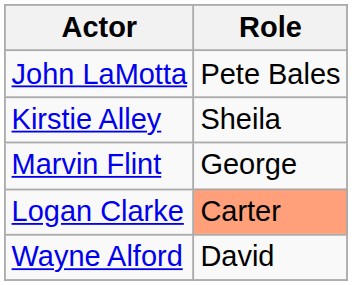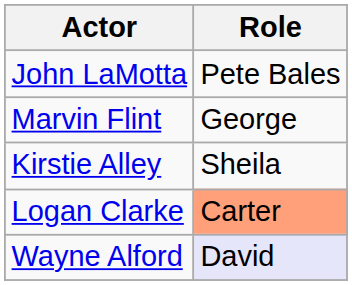rows swapped: (86, 119) <-> (86, 165)
(237, 257) no background -> (237, 257) lavender background
